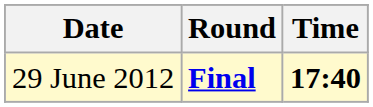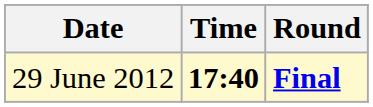columns swapped: (325, 28) <-> (232, 28)
